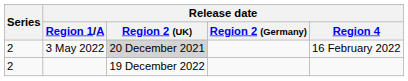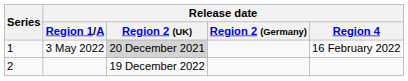(10, 48) 2 -> (10, 48) 1
